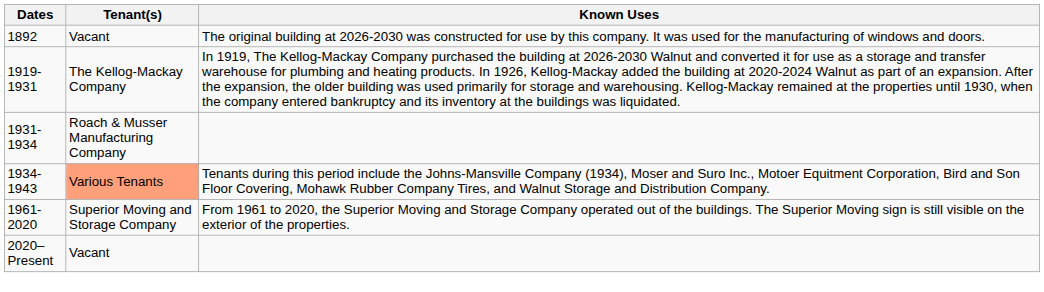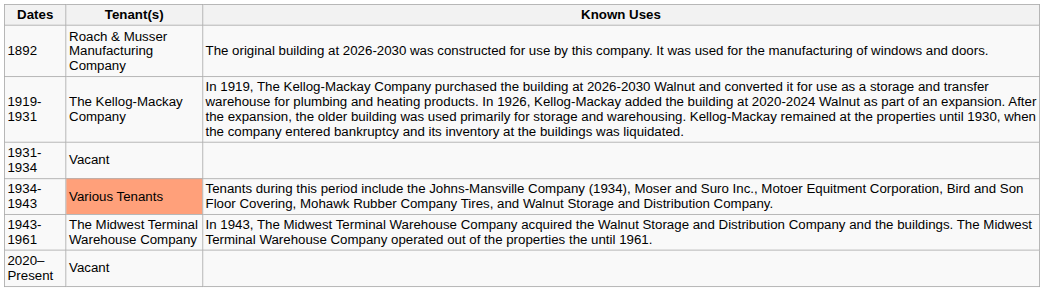(89, 36) Vacant -> (118, 51) Roach & Musser Manufacturing Company
(118, 137) Roach & Musser Manufacturing Company -> (89, 160) Vacant
+ row: (24, 232)
- row: (24, 217)
